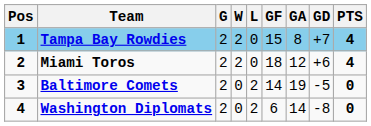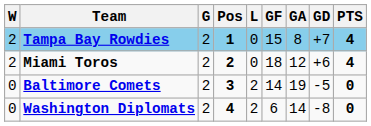columns swapped: (21, 16) <-> (239, 16)
